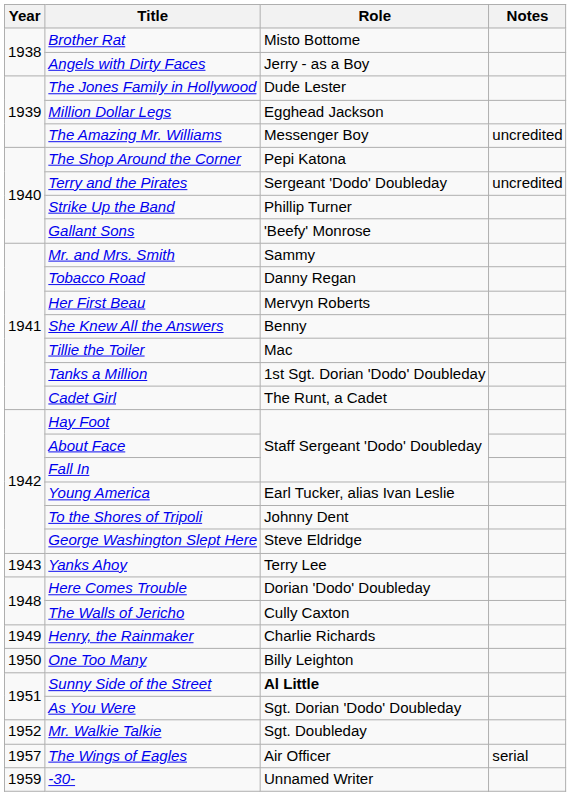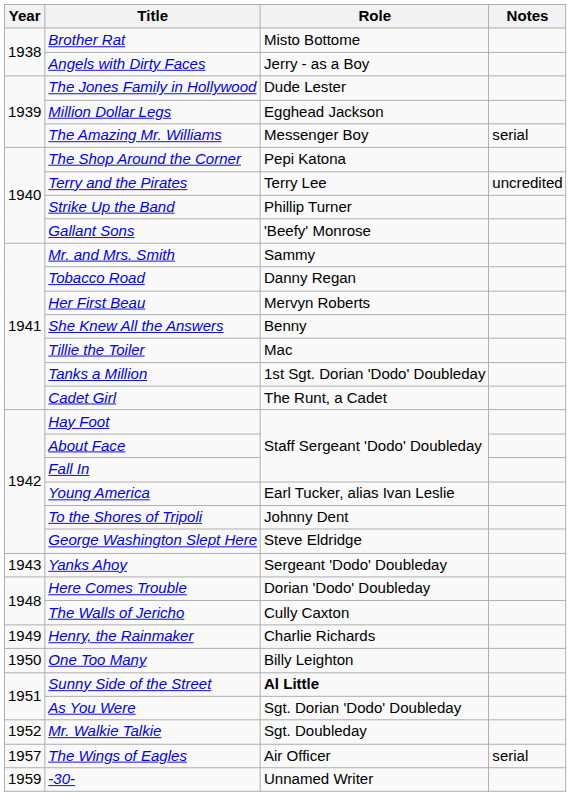(527, 135) uncredited -> (510, 135) serial
(356, 183) Sergeant 'Dodo' Doubleday -> (295, 183) Terry Lee
(295, 565) Terry Lee -> (356, 565) Sergeant 'Dodo' Doubleday
